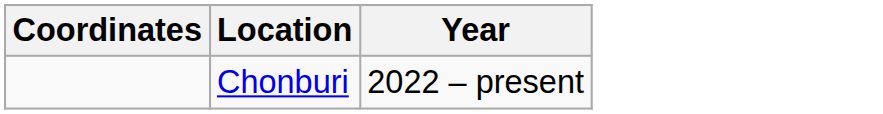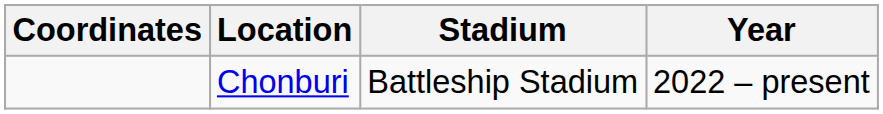+ column: (503, 30)
